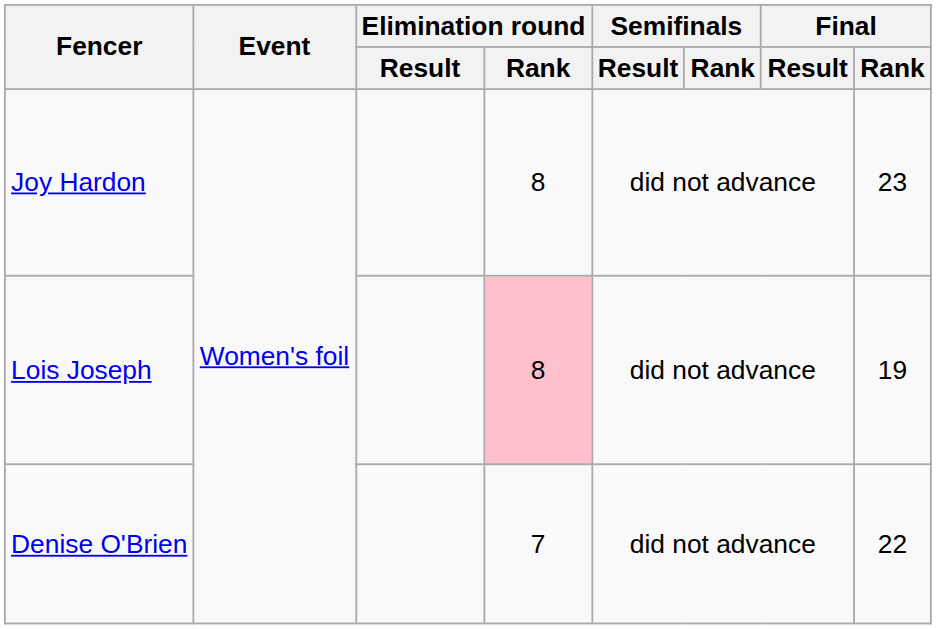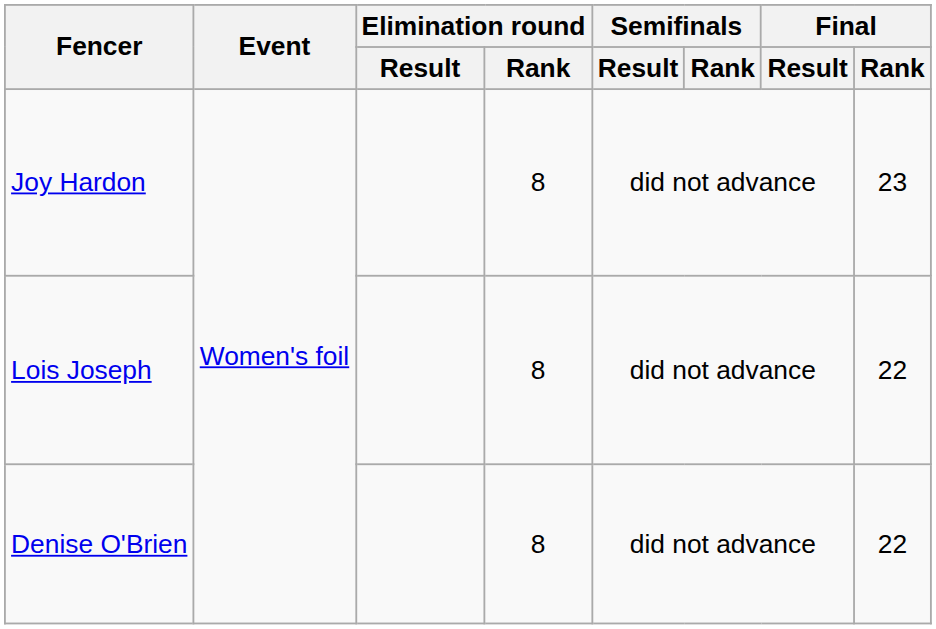(538, 371) pink background -> (538, 371) no background
(892, 371) 19 -> (892, 371) 22
(538, 544) 7 -> (538, 544) 8
